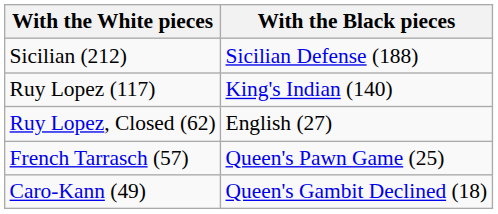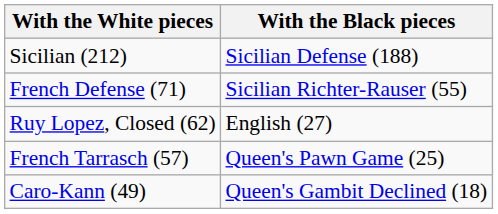- row: (82, 89)
+ row: (98, 89)
